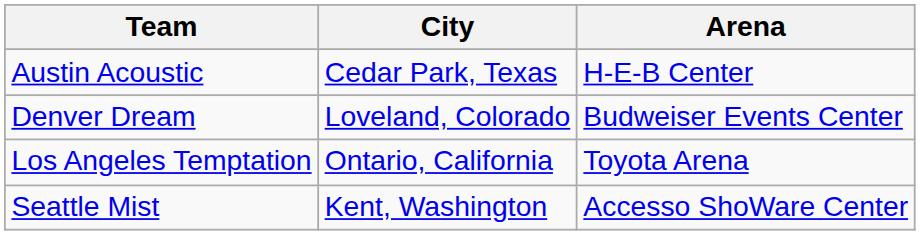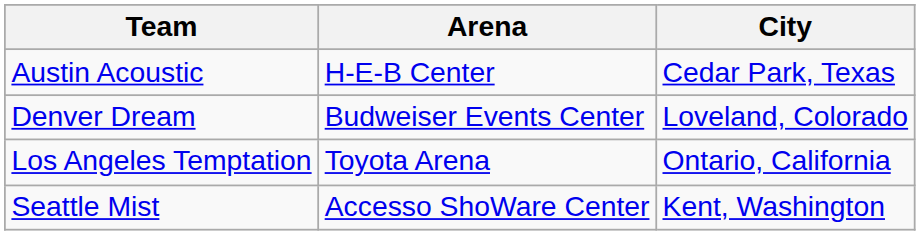columns swapped: (746, 26) <-> (447, 26)
